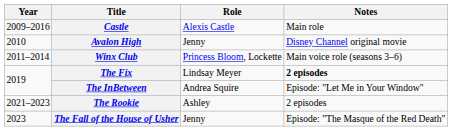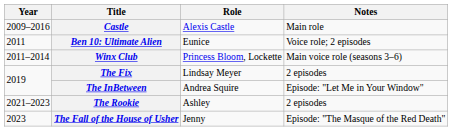- row: (116, 42)
+ row: (116, 42)
(307, 73) bold -> (306, 73) normal
